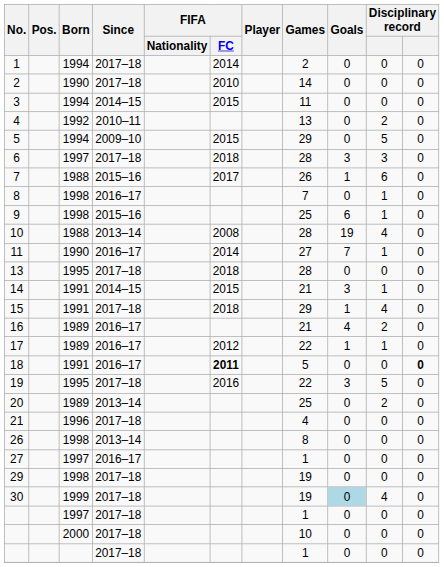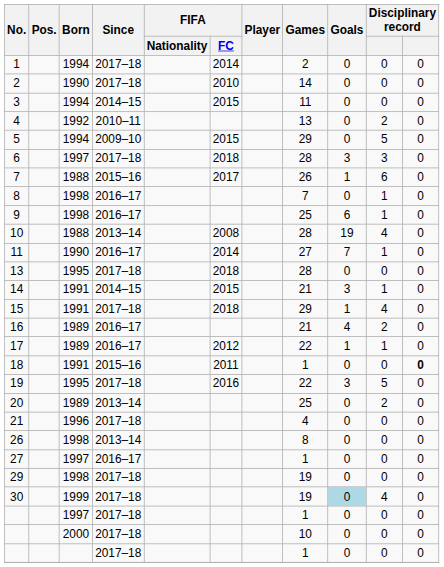(118, 214) 2015–16 -> (118, 214) 2016–17
(118, 365) 2016–17 -> (118, 365) 2015–16
(226, 365) bold -> (226, 365) normal
(305, 365) 5 -> (305, 365) 1
